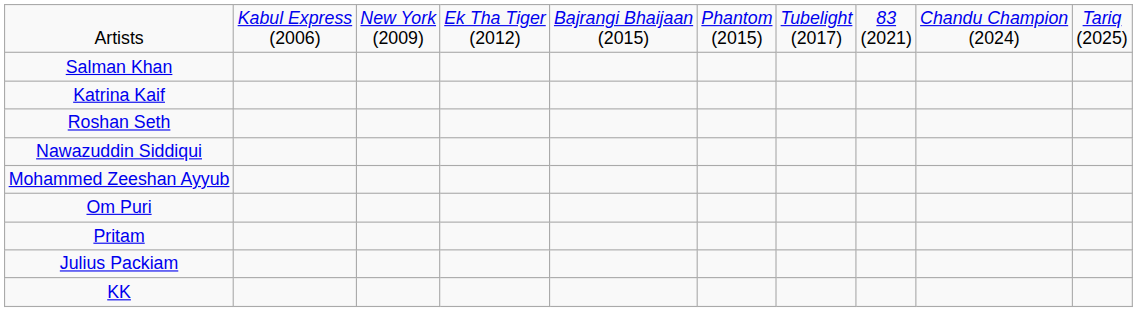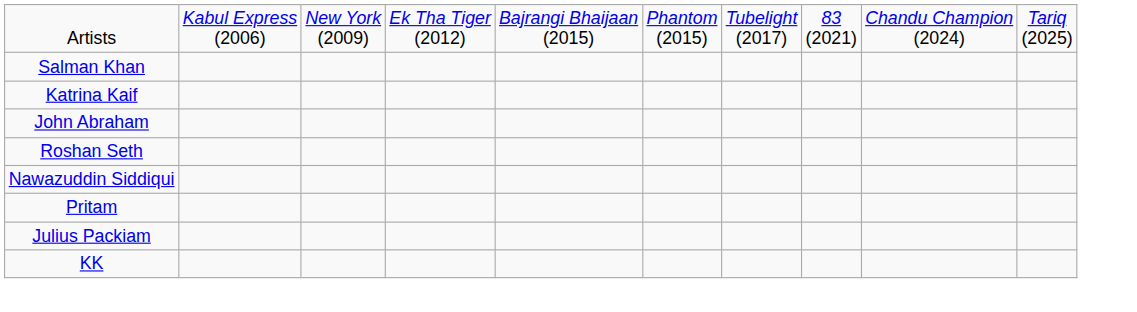+ row: (92, 123)
- row: (119, 179)
- row: (119, 207)
